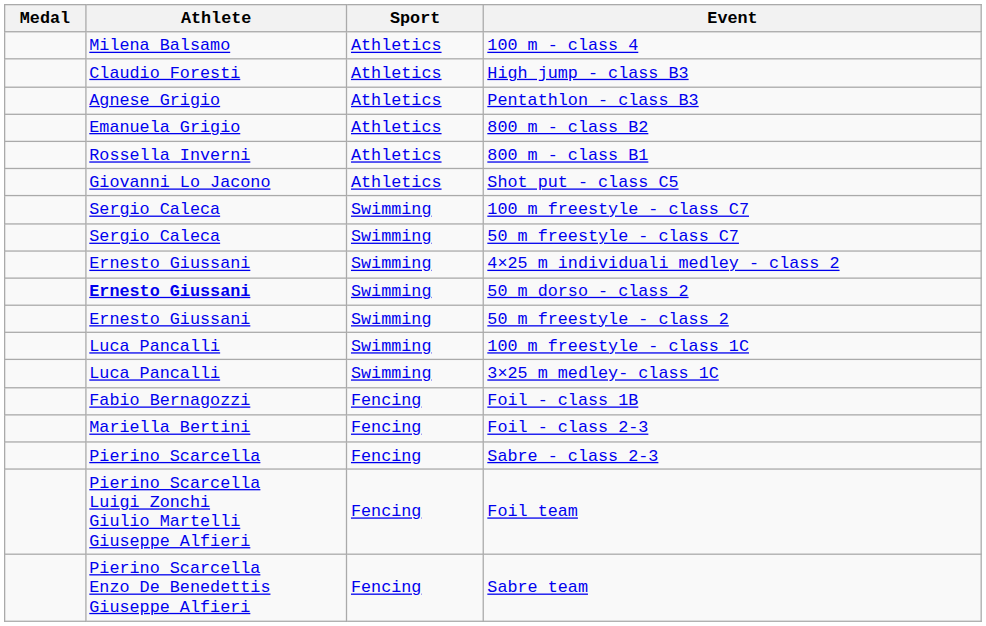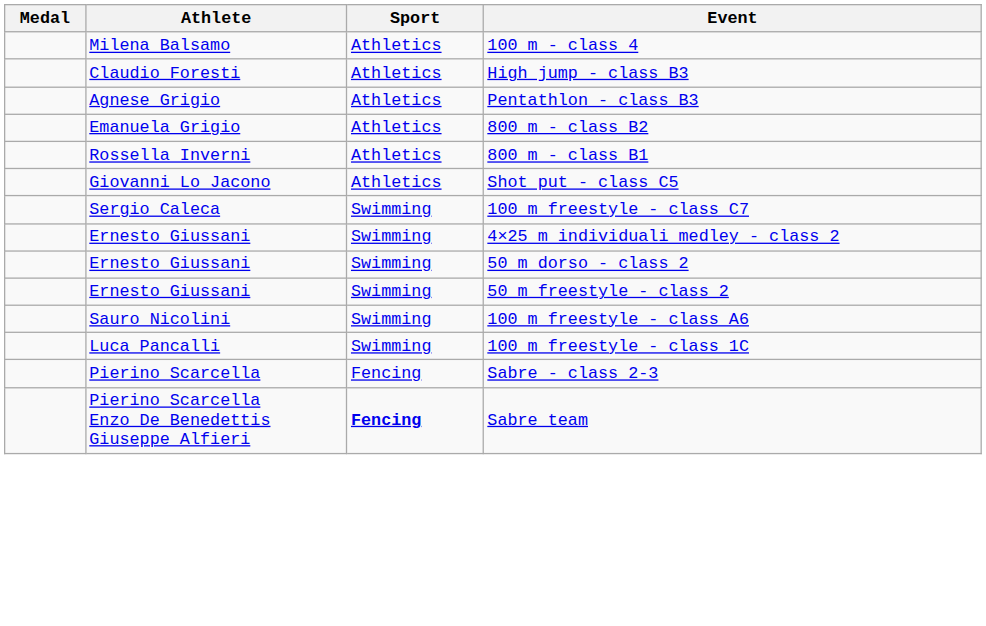- row: (613, 237)
(170, 292) bold -> (170, 264) normal
+ row: (618, 319)
- row: (603, 374)
- row: (563, 401)
- row: (568, 428)
- row: (533, 512)
(386, 588) normal -> (386, 420) bold
